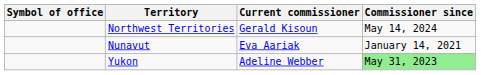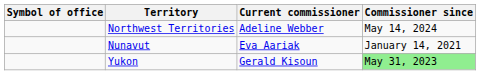(278, 29) Gerald Kisoun -> (281, 29) Adeline Webber
(281, 61) Adeline Webber -> (278, 61) Gerald Kisoun
